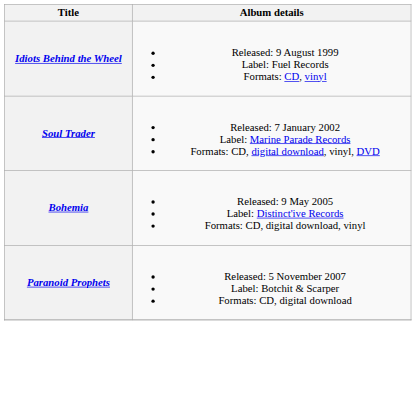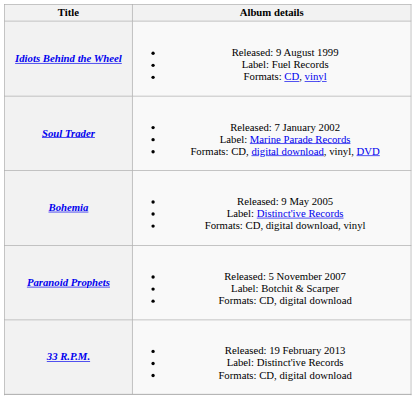+ row: (68, 357)
